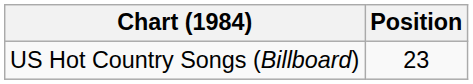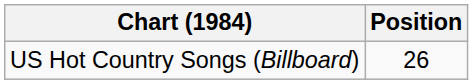(416, 60) 23 -> (416, 60) 26
